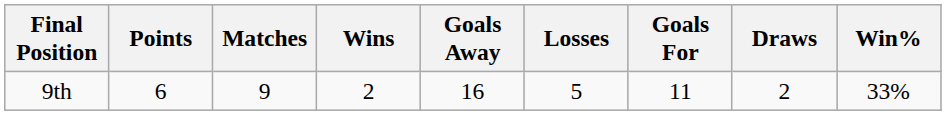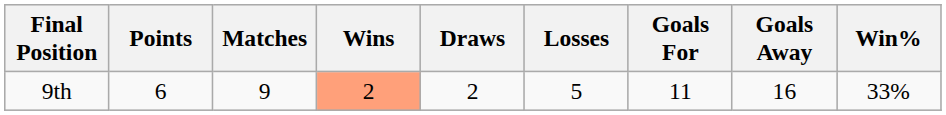columns swapped: (784, 38) <-> (473, 38)
(369, 90) no background -> (369, 90) lightsalmon background
